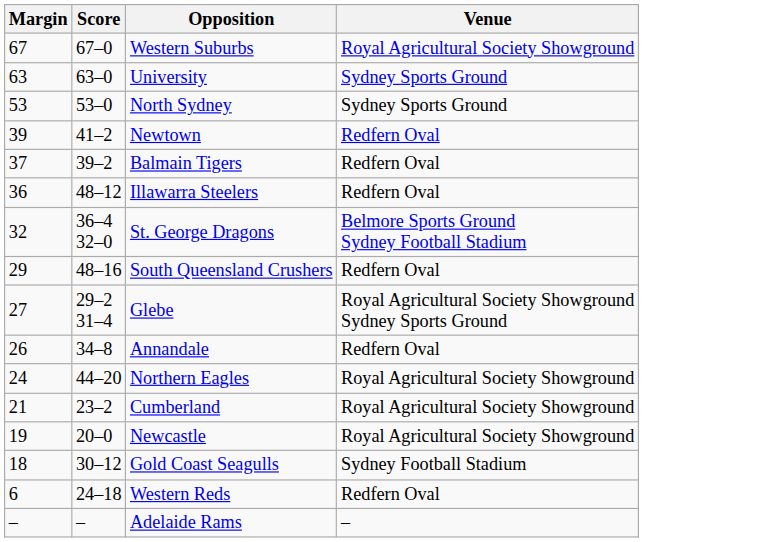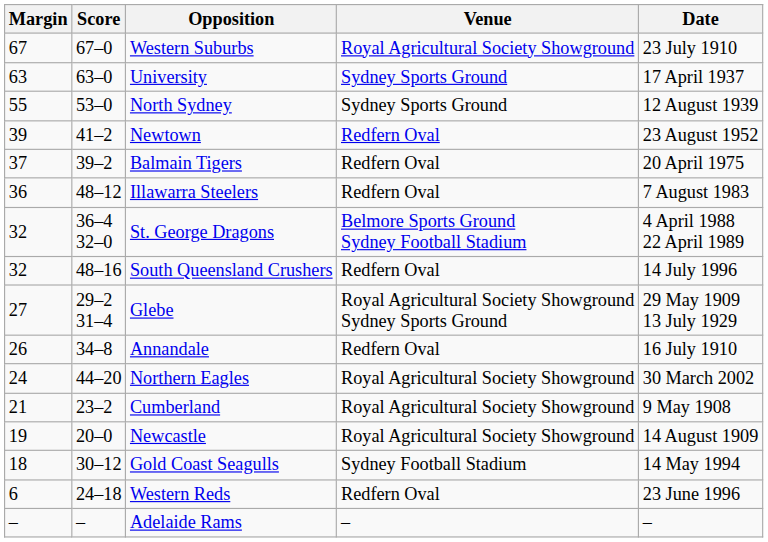+ column: (701, 18)
(18, 105) 53 -> (18, 105) 55
(18, 270) 29 -> (18, 270) 32
